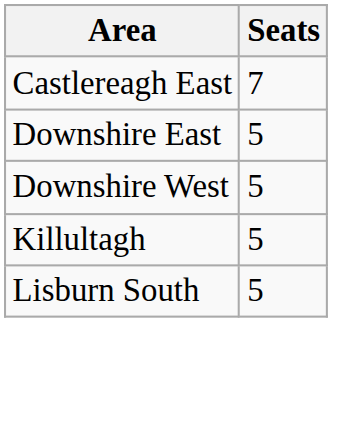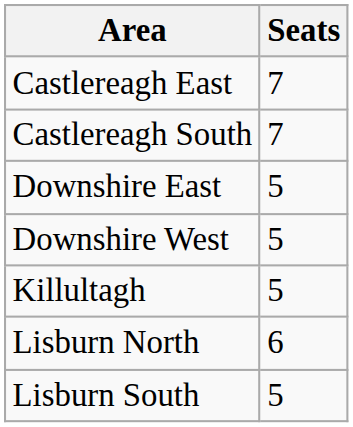+ row: (132, 134)
+ row: (106, 342)
